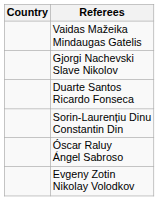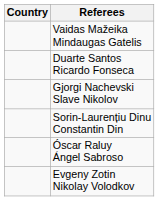rows swapped: (93, 65) <-> (93, 94)
